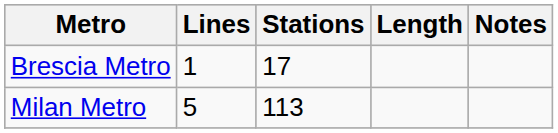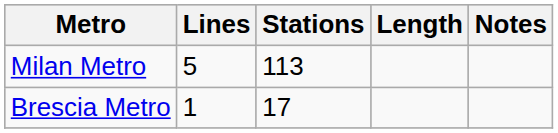rows swapped: (78, 107) <-> (91, 66)
